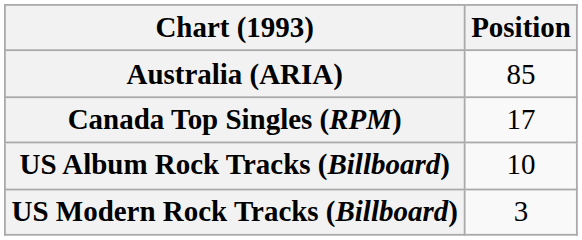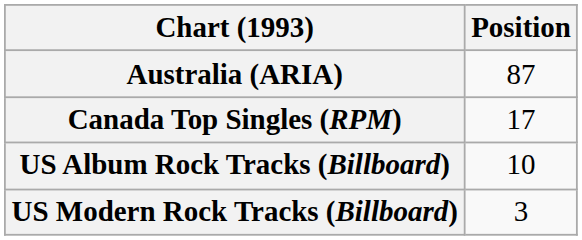(521, 73) 85 -> (521, 73) 87
